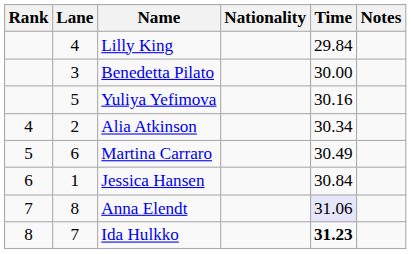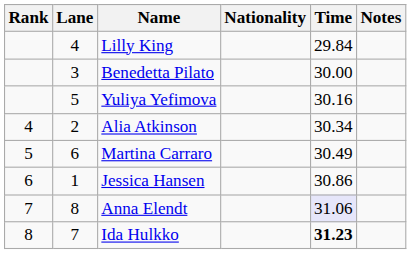(333, 180) 30.84 -> (333, 180) 30.86
